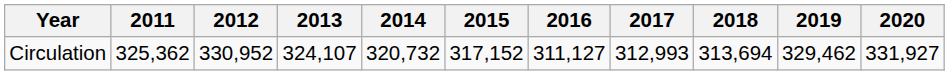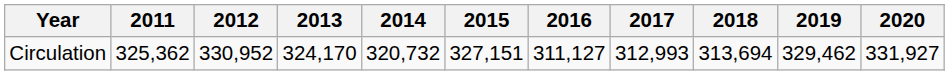(320, 53) 324,107 -> (320, 53) 324,170
(486, 53) 317,152 -> (486, 53) 327,151
